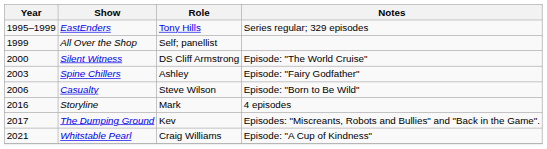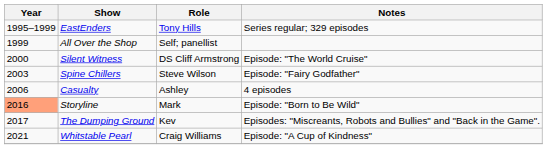(174, 74) Ashley -> (187, 74) Steve Wilson
(187, 90) Steve Wilson -> (174, 90) Ashley
(302, 90) Episode: "Born to Be Wild" -> (267, 90) 4 episodes
(18, 105) no background -> (18, 105) lightsalmon background
(267, 105) 4 episodes -> (302, 105) Episode: "Born to Be Wild"
